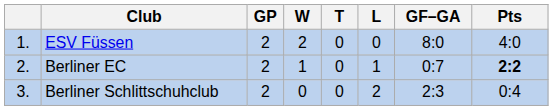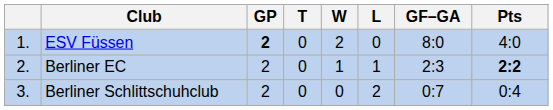columns swapped: (302, 17) <-> (339, 17)
(265, 42) normal -> (265, 42) bold
(433, 67) 0:7 -> (433, 67) 2:3
(433, 92) 2:3 -> (433, 92) 0:7
